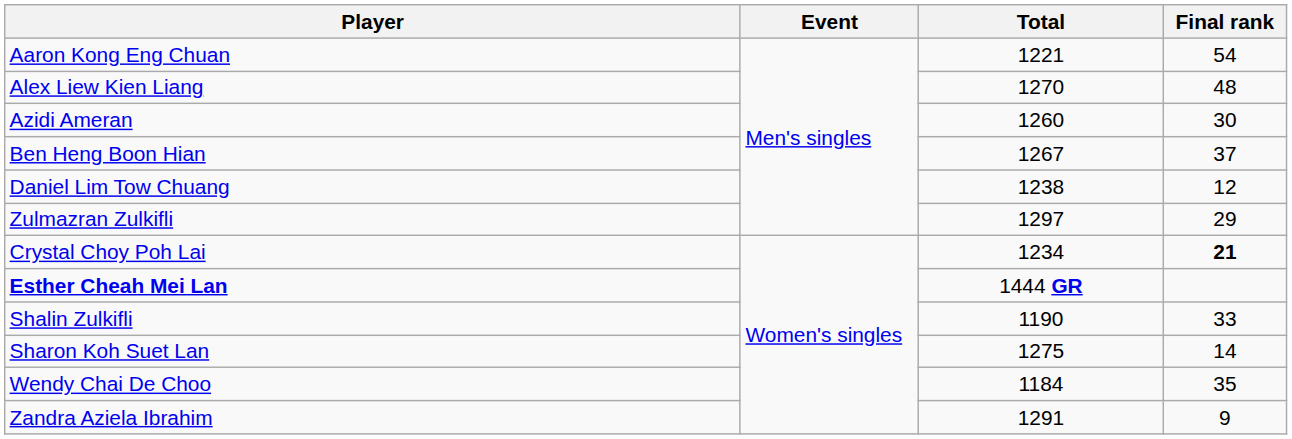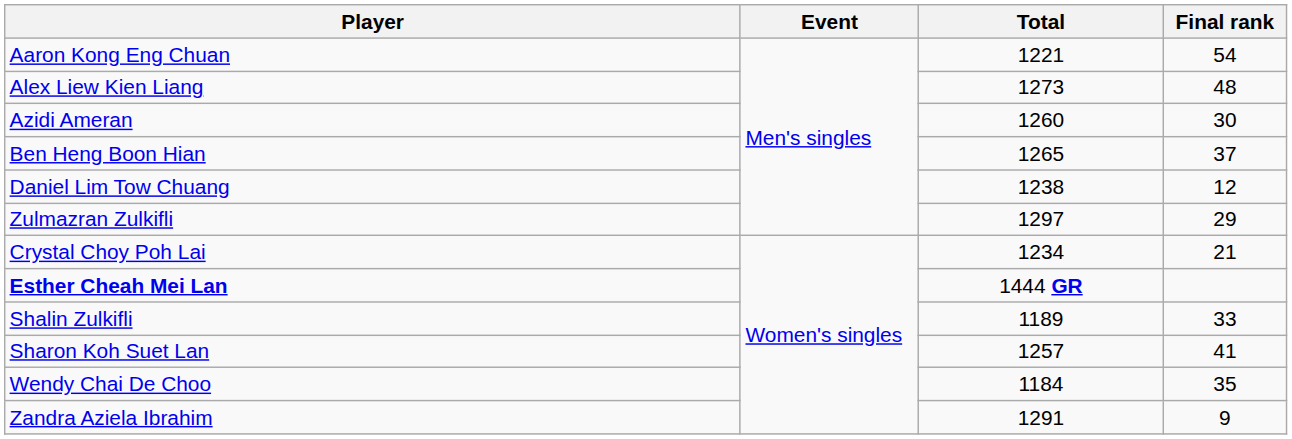(1041, 88) 1270 -> (1041, 88) 1273
(1041, 154) 1267 -> (1041, 154) 1265
(1225, 253) bold -> (1225, 253) normal
(1041, 318) 1190 -> (1041, 318) 1189
(1041, 351) 1275 -> (1041, 351) 1257
(1225, 351) 14 -> (1225, 351) 41
